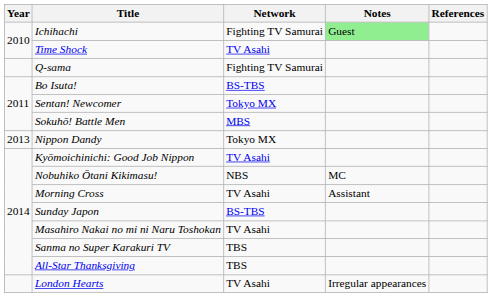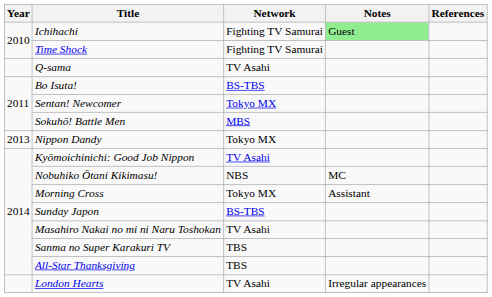(248, 49) TV Asahi -> (275, 49) Fighting TV Samurai
(275, 67) Fighting TV Samurai -> (248, 67) TV Asahi
(248, 193) TV Asahi -> (251, 193) Tokyo MX
